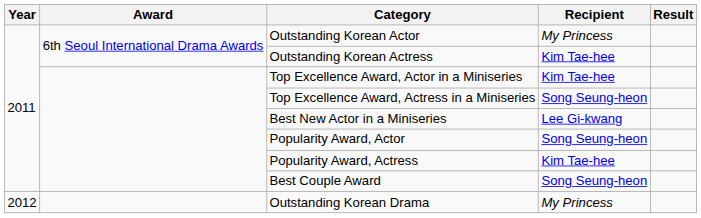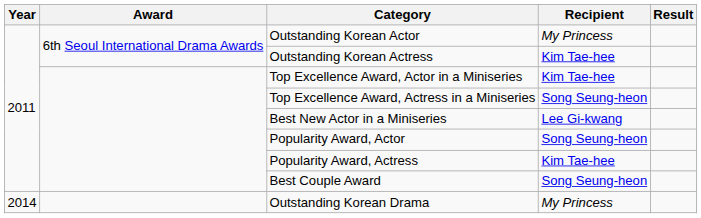(22, 202) 2012 -> (22, 202) 2014
